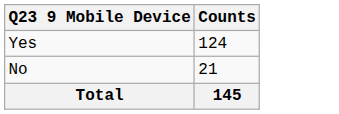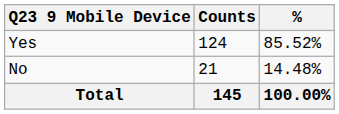+ column: (297, 18)
